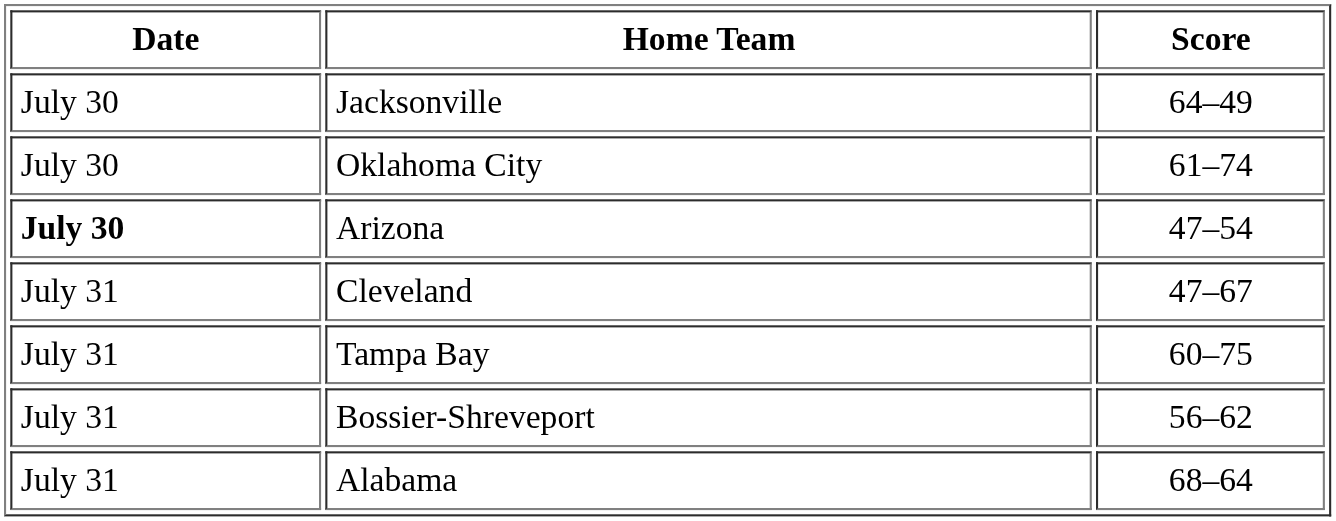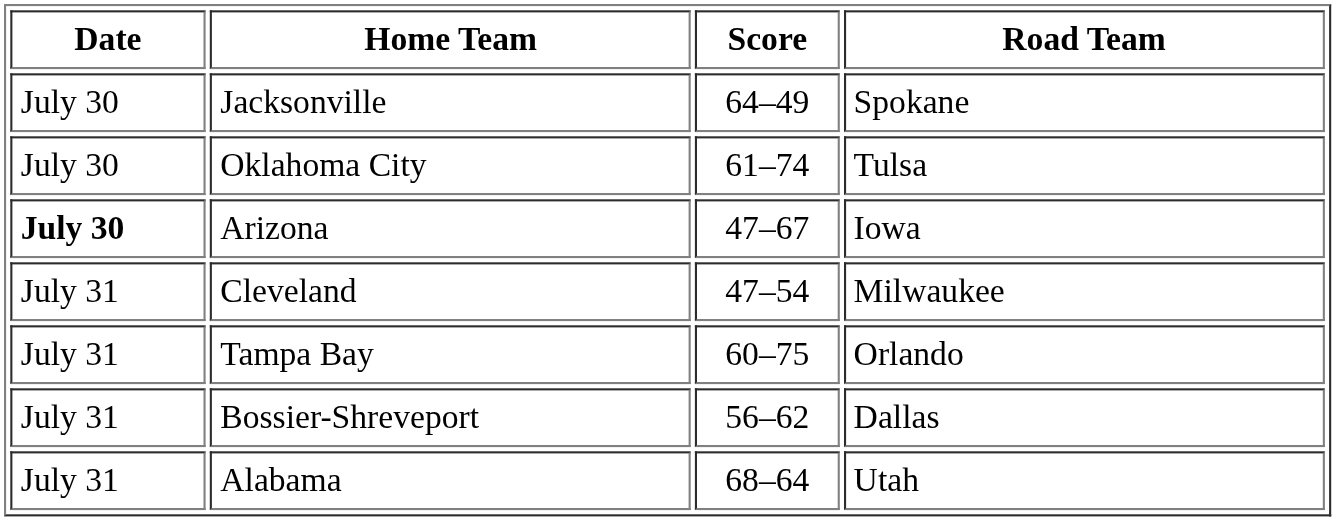+ column: (1084, 39)
(1211, 228) 47–54 -> (767, 228) 47–67
(1211, 291) 47–67 -> (767, 291) 47–54
